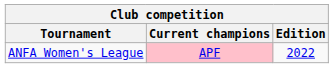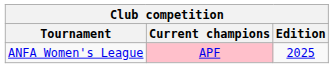(301, 53) 2022 -> (301, 53) 2025
